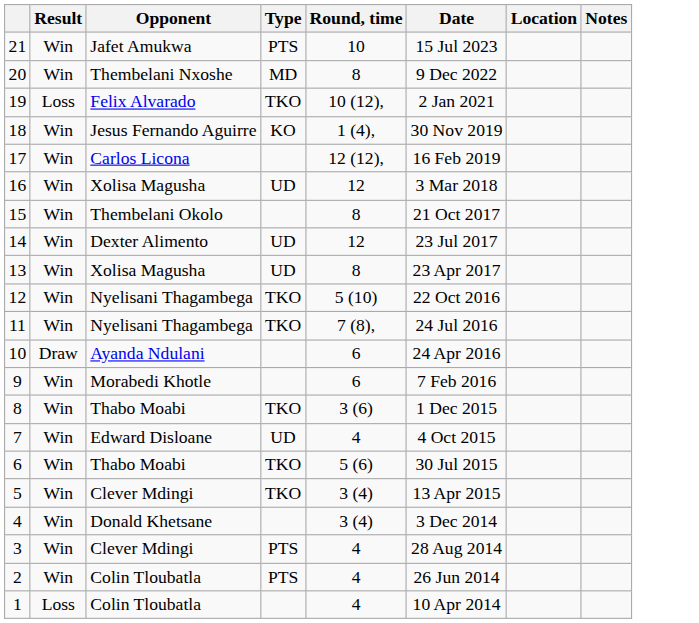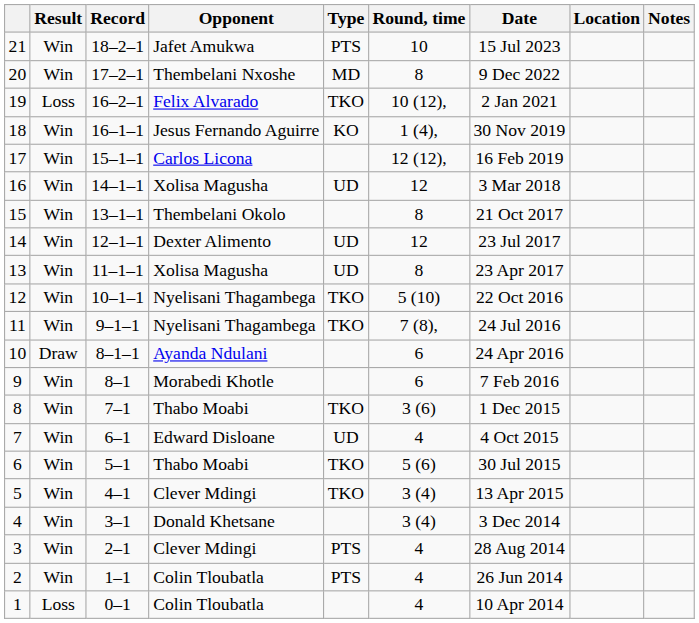+ column: (118, 18)
